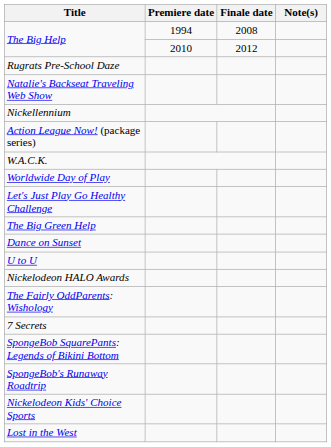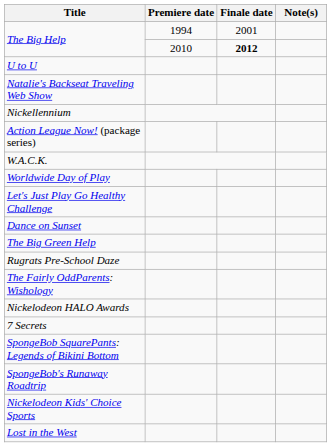(246, 30) 2008 -> (246, 30) 2001
(246, 48) normal -> (246, 48) bold
rows swapped: (22, 260) <-> (63, 65)
rows swapped: (44, 243) <-> (51, 225)
rows swapped: (60, 301) <-> (68, 278)
